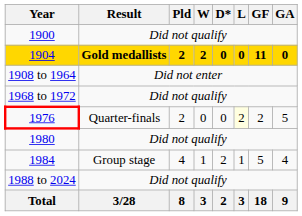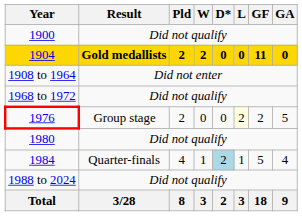(125, 117) Quarter-finals -> (125, 117) Group stage
(124, 159) Group stage -> (124, 159) Quarter-finals
(223, 159) no background -> (223, 159) lightblue background
